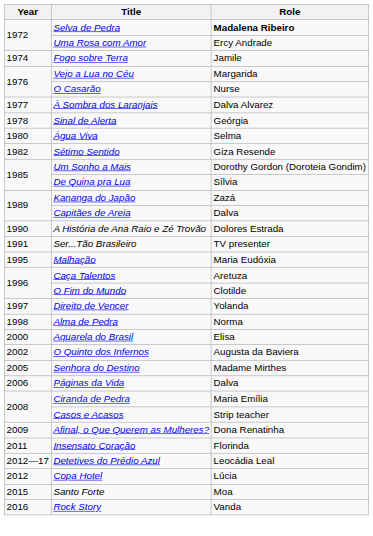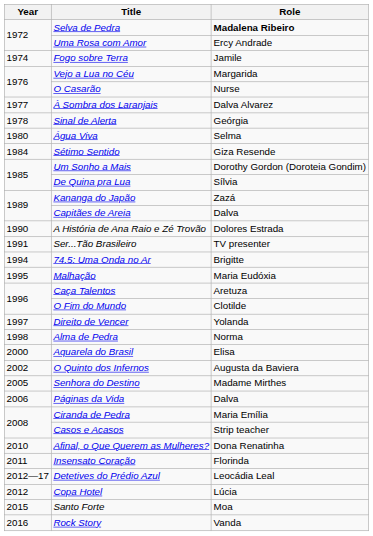(17, 151) 1982 -> (17, 151) 1984
+ row: (102, 259)
(17, 430) 2009 -> (17, 445) 2010
